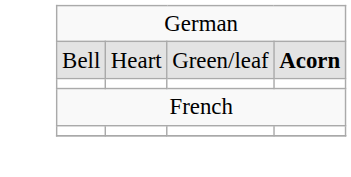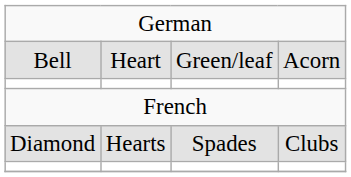(310, 59) bold -> (312, 59) normal
+ row: (53, 142)
